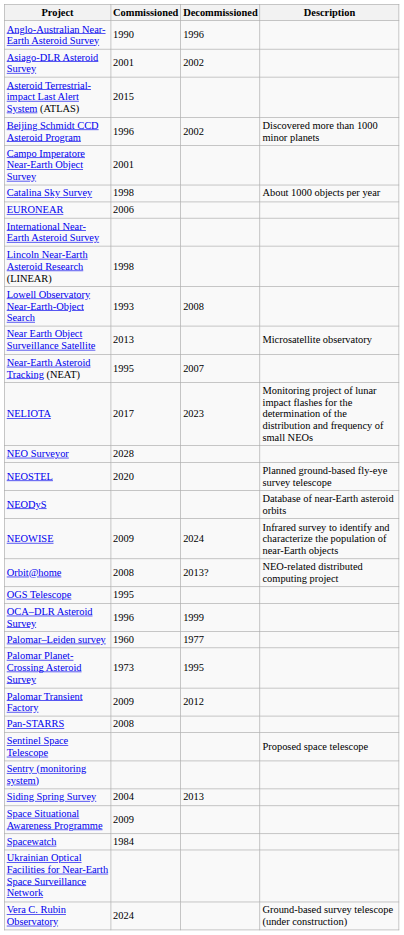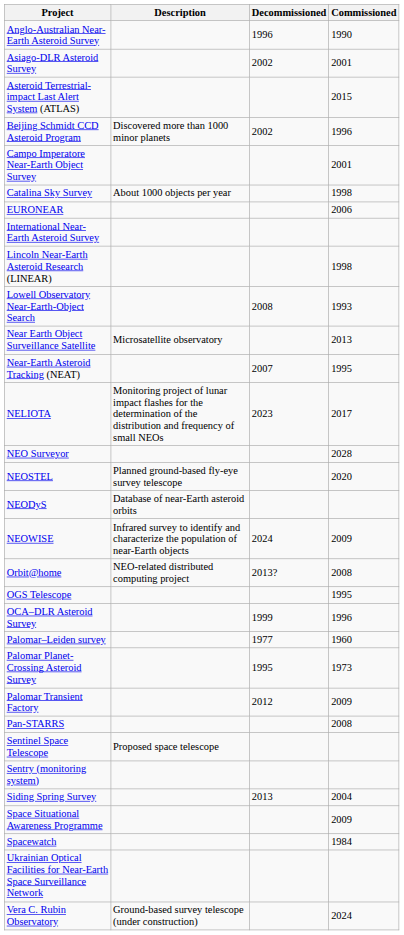columns swapped: (146, 12) <-> (329, 12)
